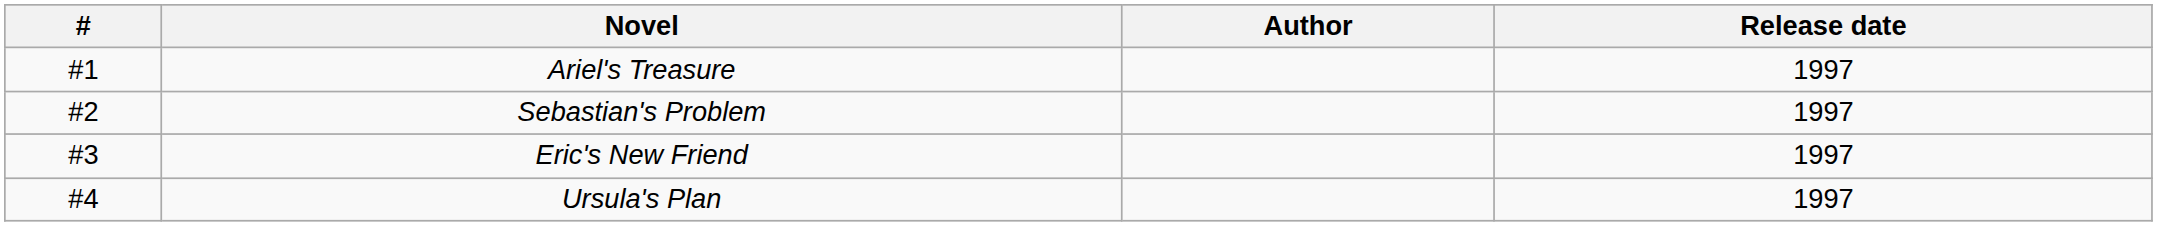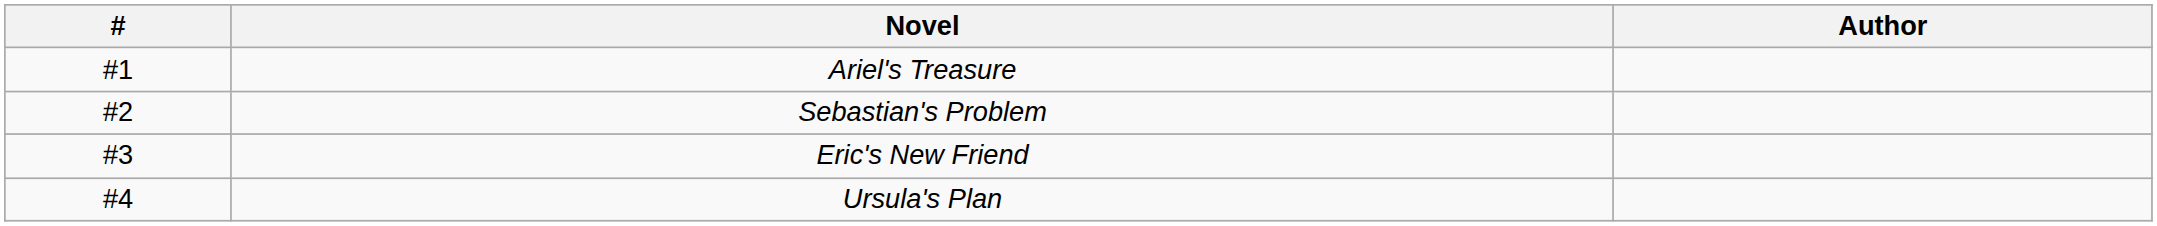- column: (1823, 26)
